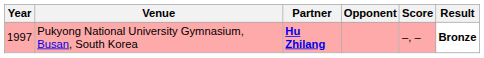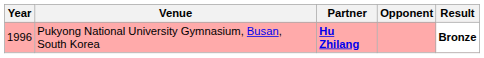- column: (418, 14)
(20, 38) 1997 -> (20, 38) 1996
